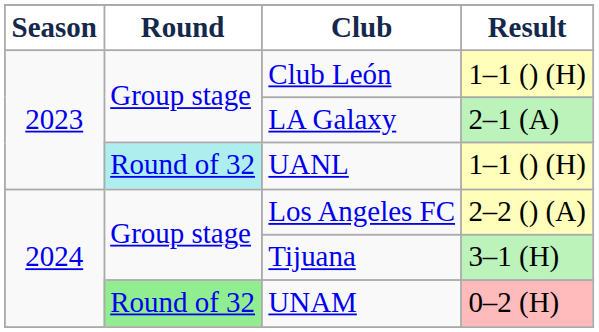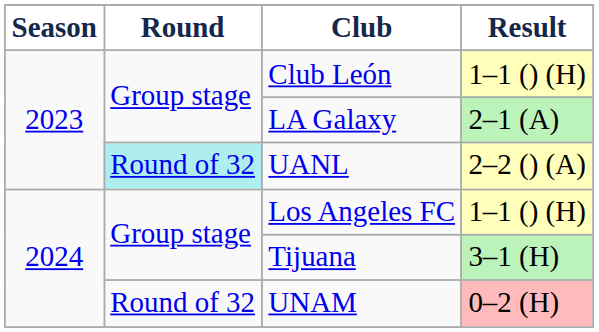(527, 165) 1–1 () (H) -> (527, 165) 2–2 () (A)
(527, 211) 2–2 () (A) -> (527, 211) 1–1 () (H)
(183, 303) lightgreen background -> (183, 303) no background
